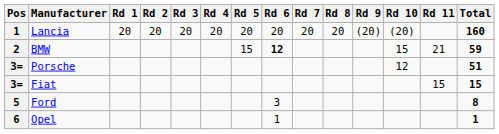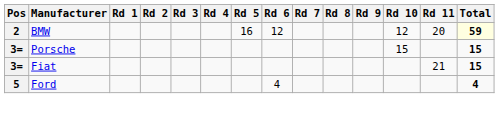- row: (50, 31)
(247, 48) 15 -> (247, 31) 16
(277, 48) bold -> (277, 31) normal
(402, 48) 15 -> (402, 31) 12
(439, 48) 21 -> (439, 31) 20
(475, 48) no background -> (475, 31) lightyellow background
(402, 66) 12 -> (402, 48) 15
(475, 66) 51 -> (475, 48) 15
(439, 84) 15 -> (439, 66) 21
(277, 101) 3 -> (277, 84) 4
(475, 101) 8 -> (475, 84) 4
- row: (44, 119)
